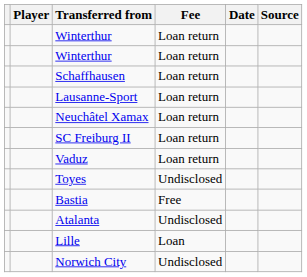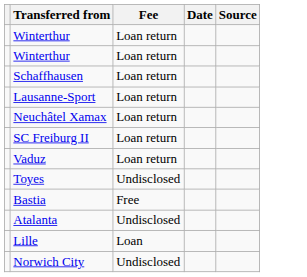- column: (31, 14)
